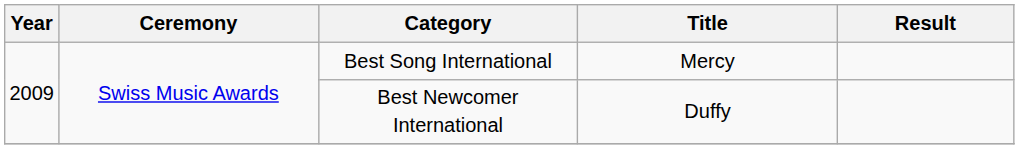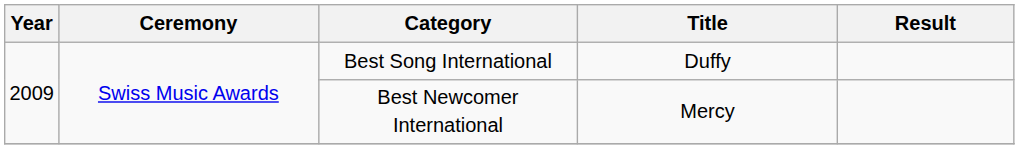(708, 61) Mercy -> (708, 61) Duffy
(708, 112) Duffy -> (708, 112) Mercy
